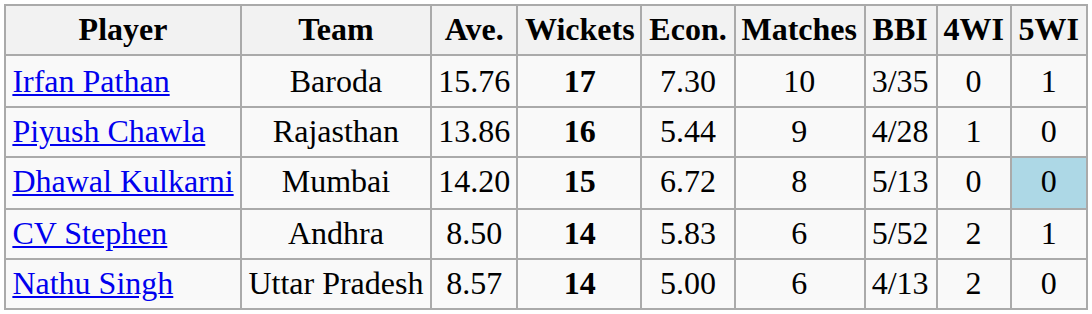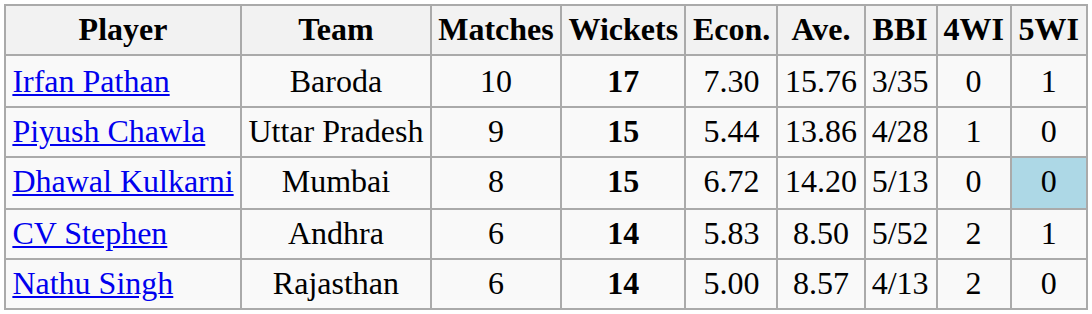columns swapped: (799, 29) <-> (474, 29)
(336, 131) Rajasthan -> (336, 131) Uttar Pradesh
(580, 131) 16 -> (623, 131) 15
(336, 283) Uttar Pradesh -> (336, 283) Rajasthan
